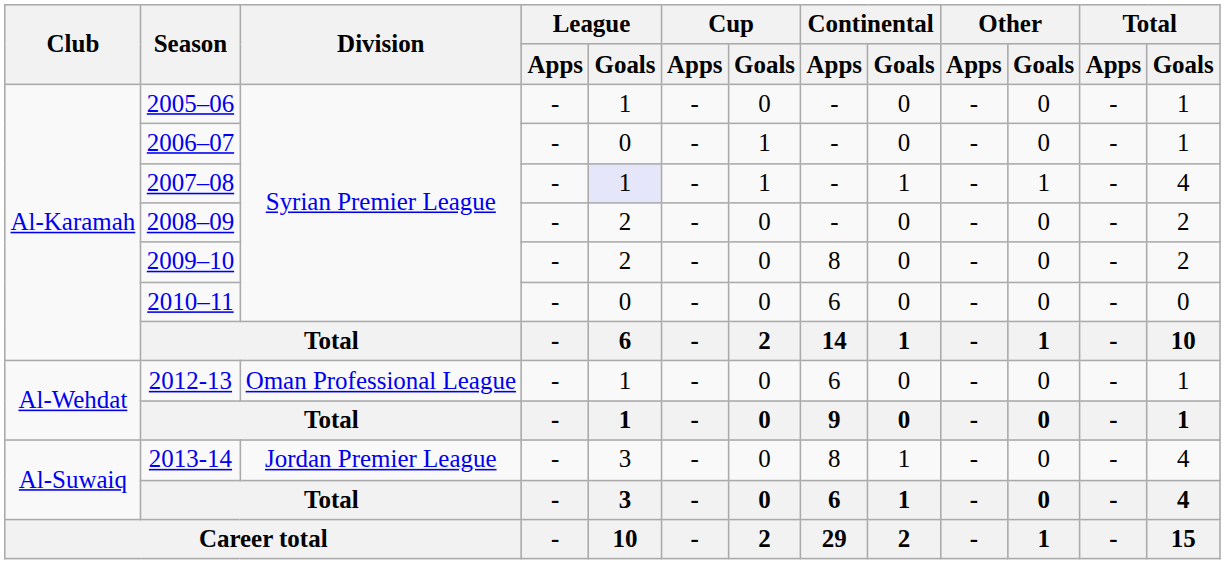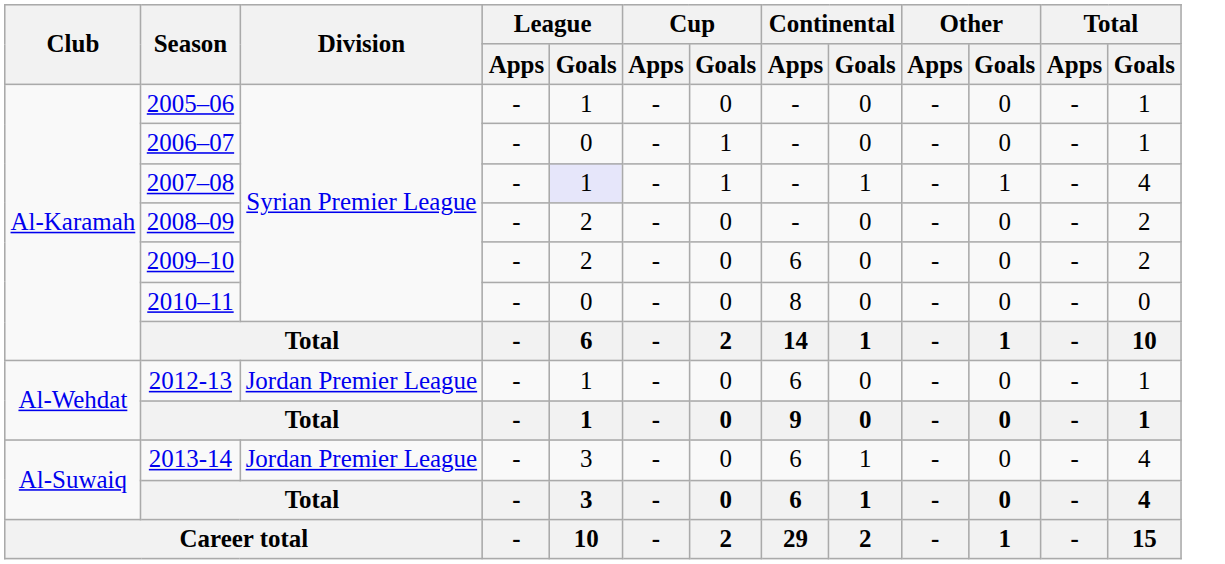(834, 261) 8 -> (795, 261) 6
(834, 301) 6 -> (795, 301) 8
(381, 380) Oman Professional League -> (361, 380) Jordan Premier League
(834, 459) 8 -> (795, 459) 6
